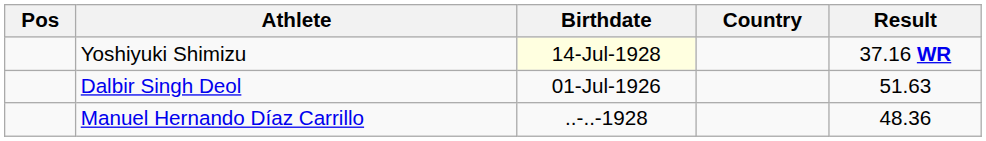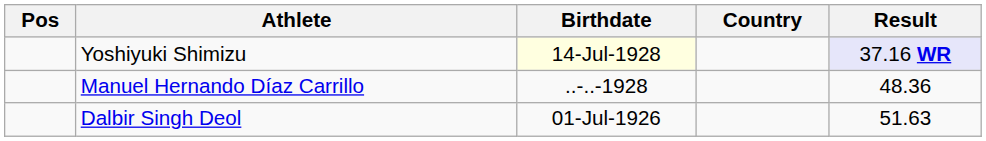(905, 53) no background -> (905, 53) lavender background
rows swapped: (222, 119) <-> (161, 86)
